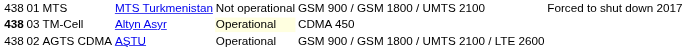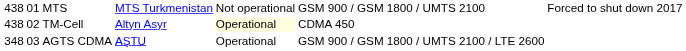(14, 24) bold -> (14, 24) normal
(33, 24) 03 -> (33, 24) 02
(14, 41) 438 -> (14, 41) 348
(33, 41) 02 -> (33, 41) 03
